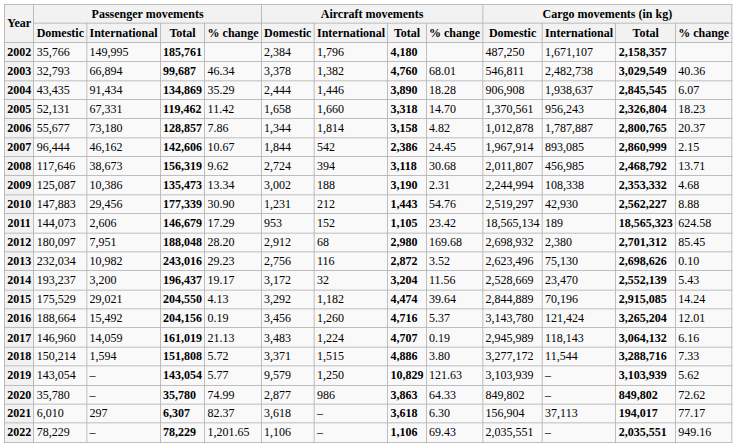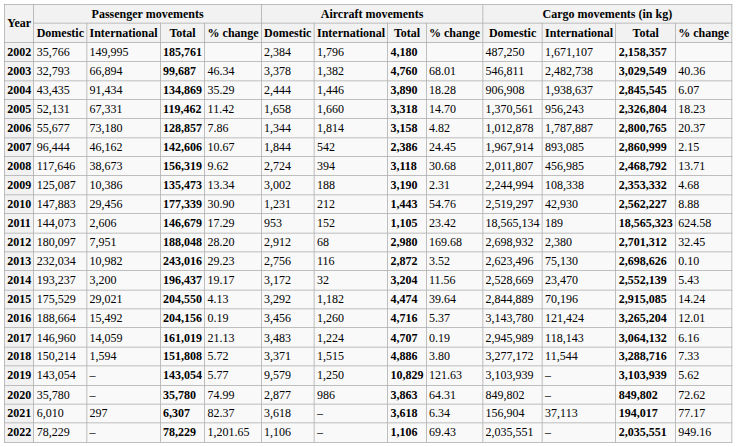(692, 242) 85.45 -> (692, 242) 32.45
(443, 394) 64.33 -> (443, 394) 64.31
(440, 413) 6.30 -> (440, 413) 6.34
